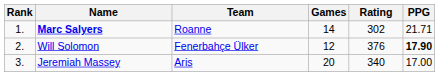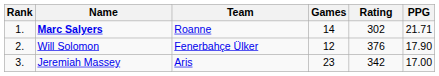(419, 46) bold -> (419, 46) normal
(329, 63) 20 -> (329, 63) 23
(376, 63) 340 -> (376, 63) 342
